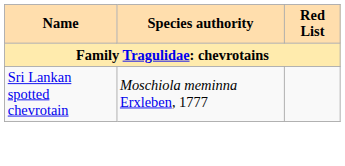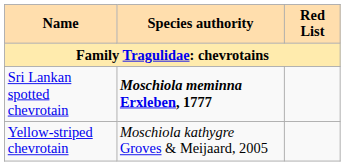(179, 93) normal -> (181, 93) bold
+ row: (50, 141)
